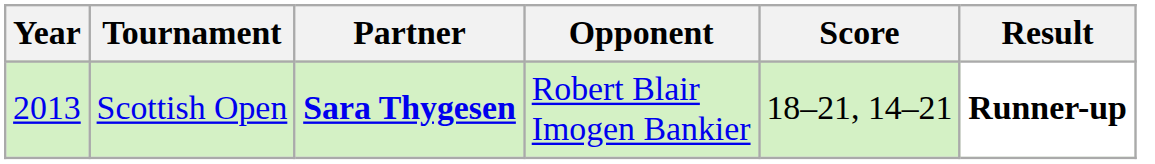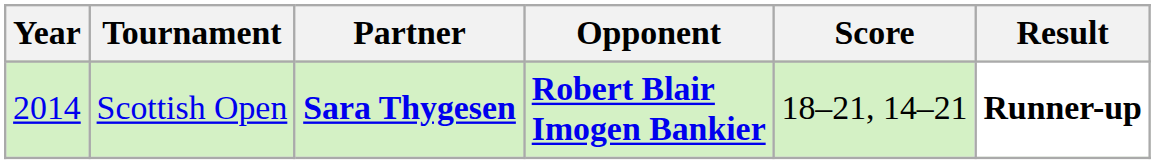(47, 108) 2013 -> (47, 108) 2014
(641, 108) normal -> (649, 108) bold
